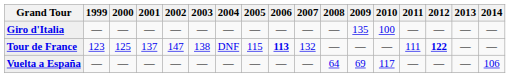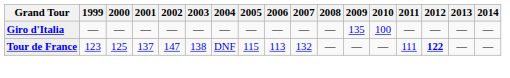(281, 47) bold -> (277, 47) normal
- row: (44, 64)
